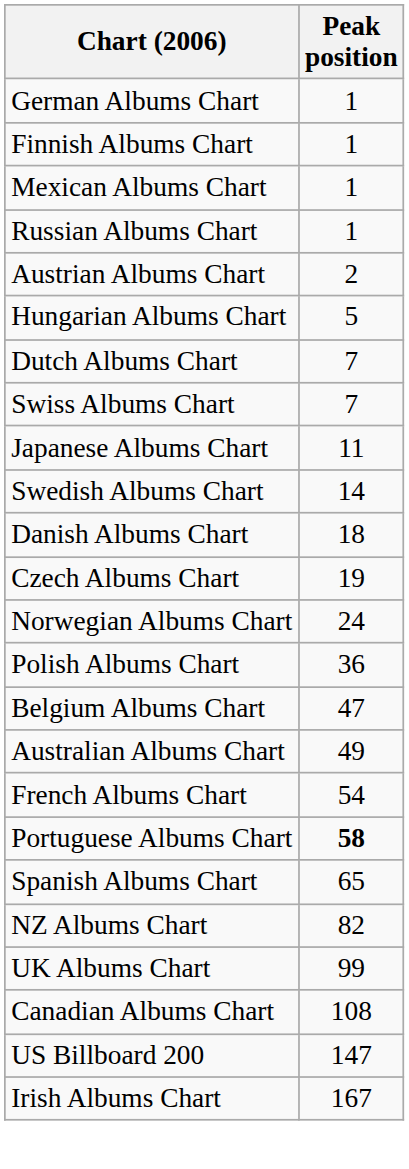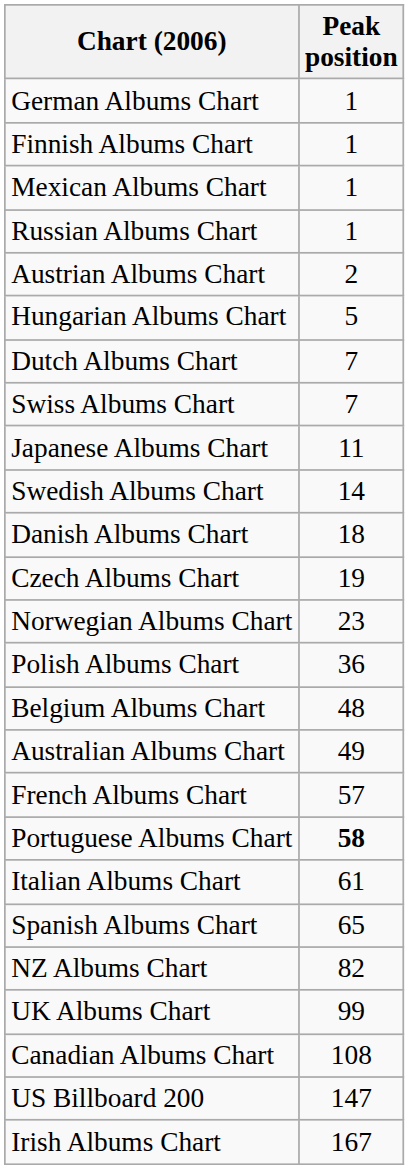(351, 621) 24 -> (351, 621) 23
(351, 707) 47 -> (351, 707) 48
(351, 794) 54 -> (351, 794) 57
+ row: (126, 881)
